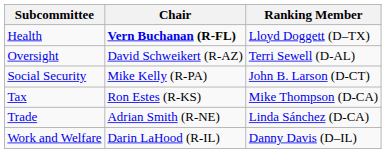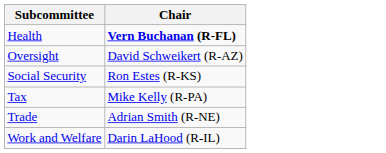- column: (313, 14)
(157, 76) Mike Kelly (R-PA) -> (154, 76) Ron Estes (R-KS)
(154, 96) Ron Estes (R-KS) -> (157, 96) Mike Kelly (R-PA)
